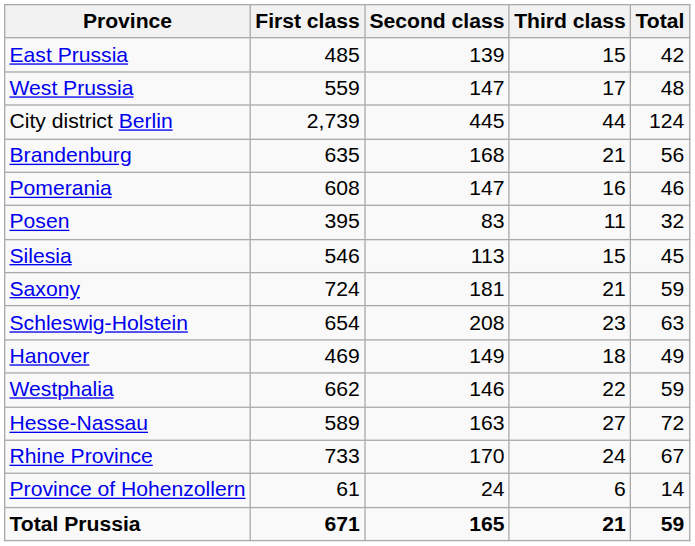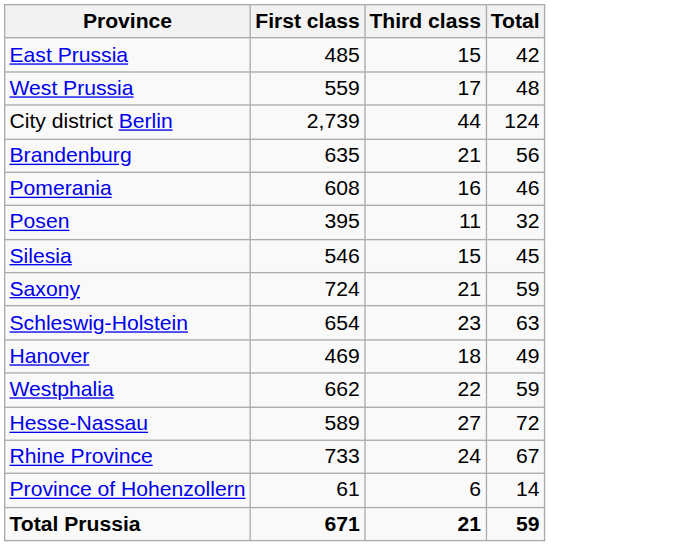- column: (437, 21)
